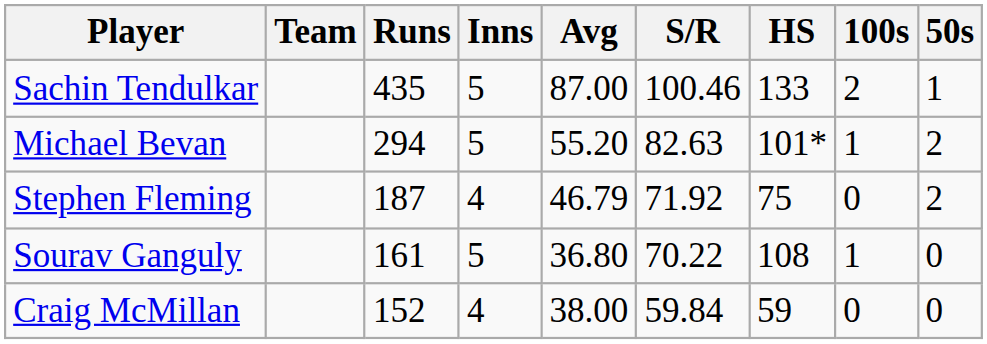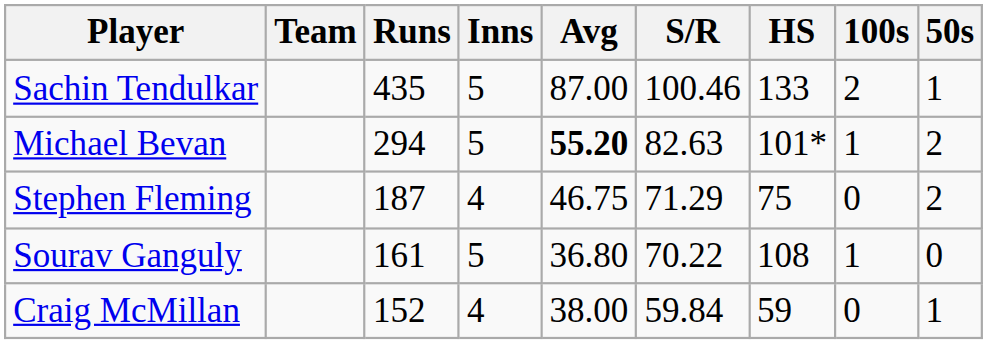(589, 143) normal -> (589, 143) bold
(589, 198) 46.79 -> (589, 198) 46.75
(684, 198) 71.92 -> (684, 198) 71.29
(934, 310) 0 -> (934, 310) 1
